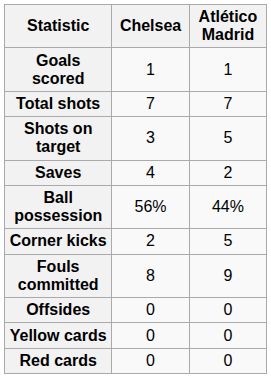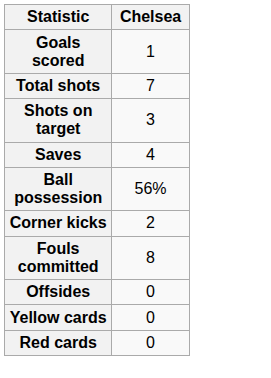- column: (228, 26)
